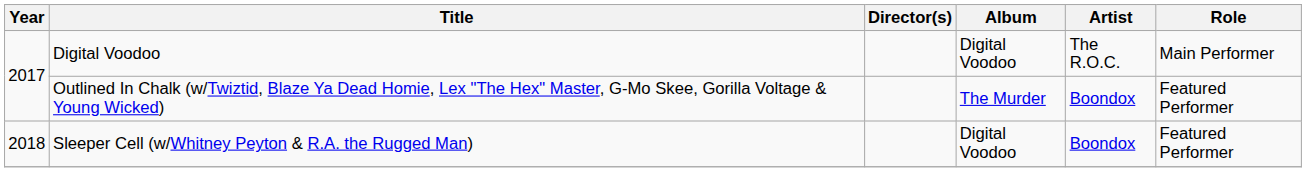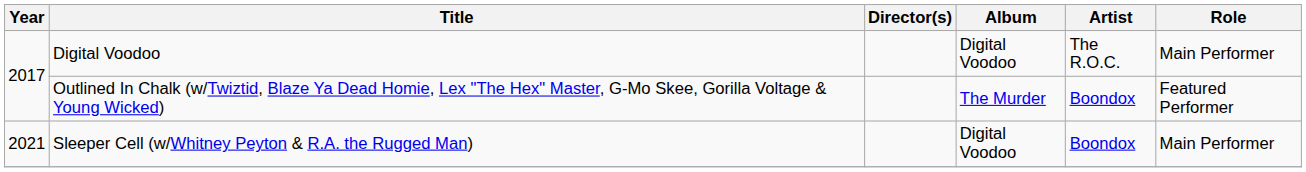(27, 143) 2018 -> (27, 143) 2021
(1197, 143) Featured Performer -> (1217, 143) Main Performer
